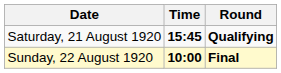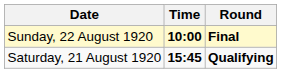rows swapped: (84, 36) <-> (80, 57)
